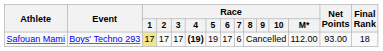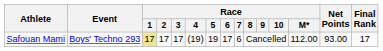(196, 40) bold -> (196, 40) normal
(365, 40) 18 -> (365, 40) 17
